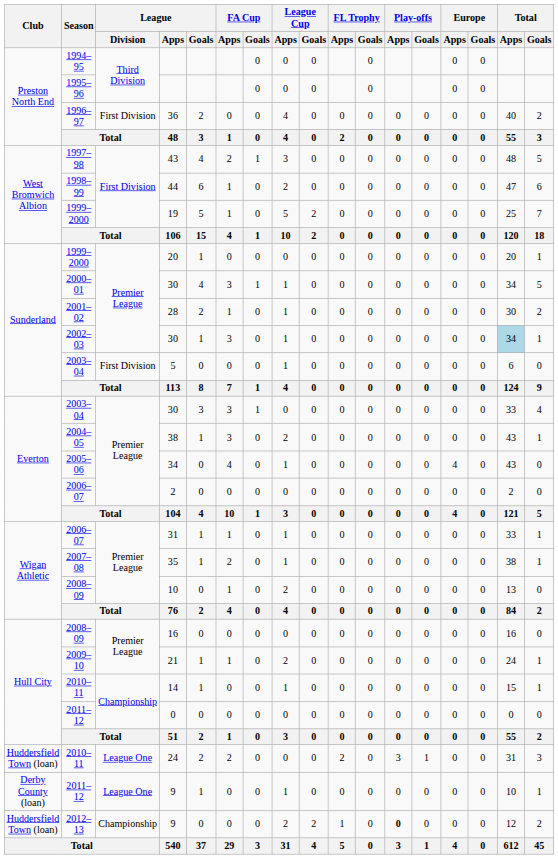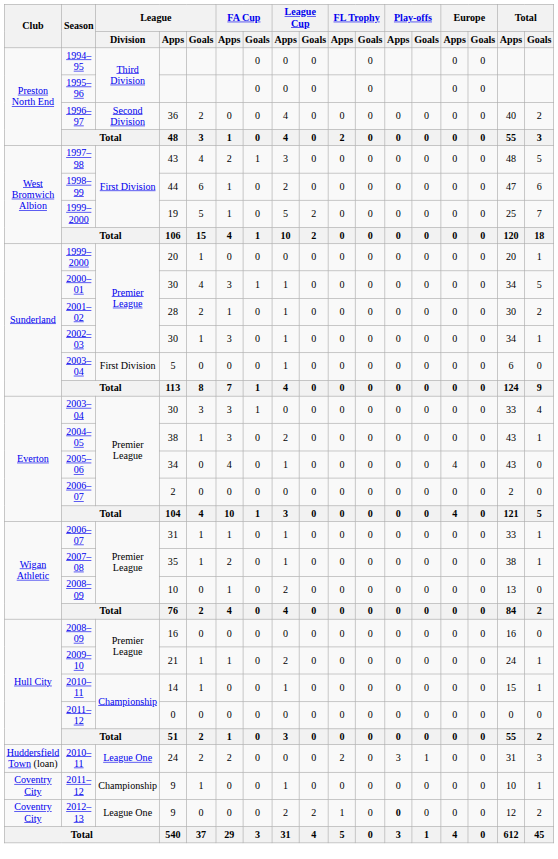(128, 116) First Division -> (128, 116) Second Division
(511, 339) lightblue background -> (511, 339) no background
(33, 791) Derby County (loan) -> (33, 785) Coventry City
(128, 791) League One -> (128, 785) Championship
(33, 824) Huddersfield Town (loan) -> (33, 813) Coventry City
(128, 824) Championship -> (128, 813) League One
